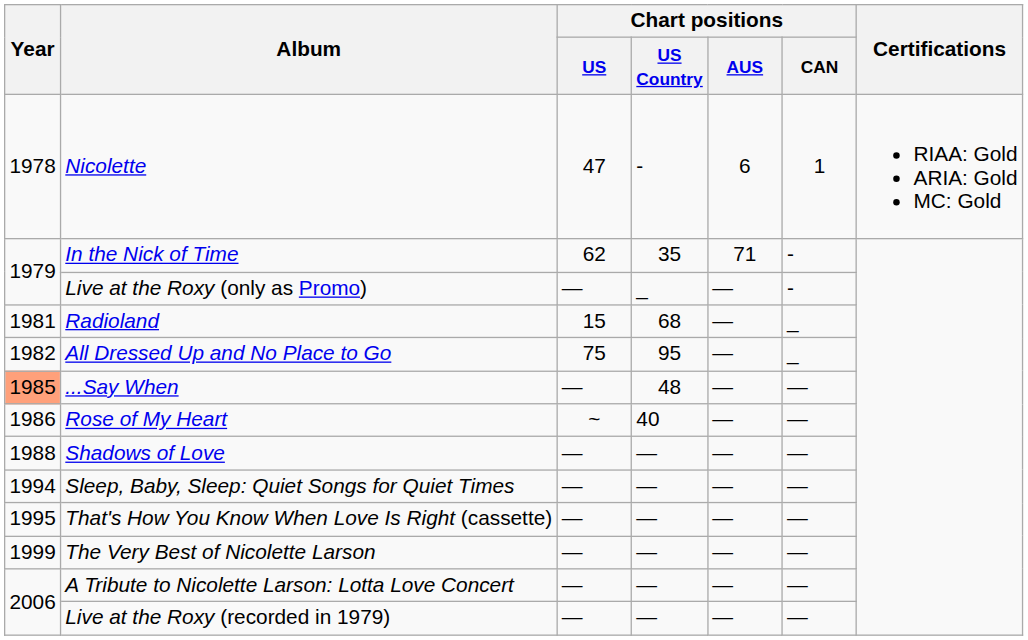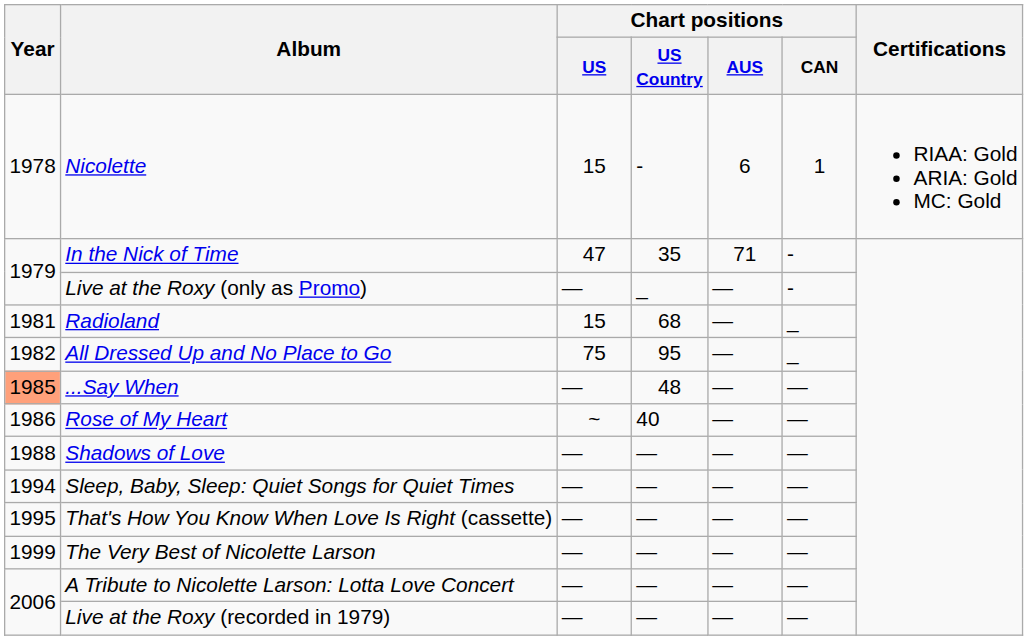(594, 166) 47 -> (594, 166) 15
(594, 255) 62 -> (594, 255) 47
